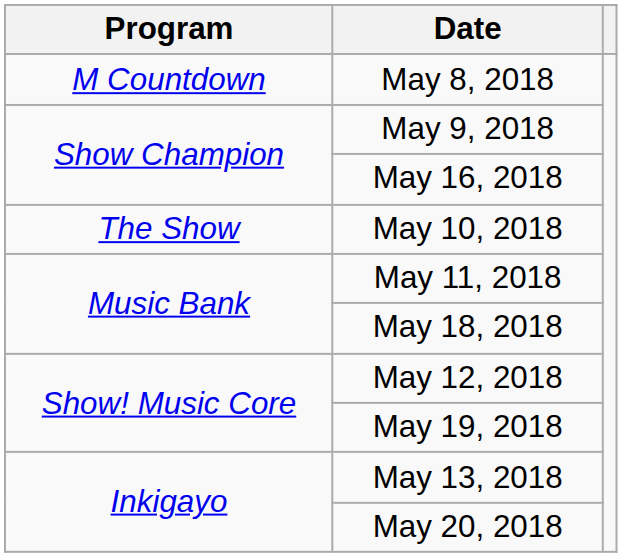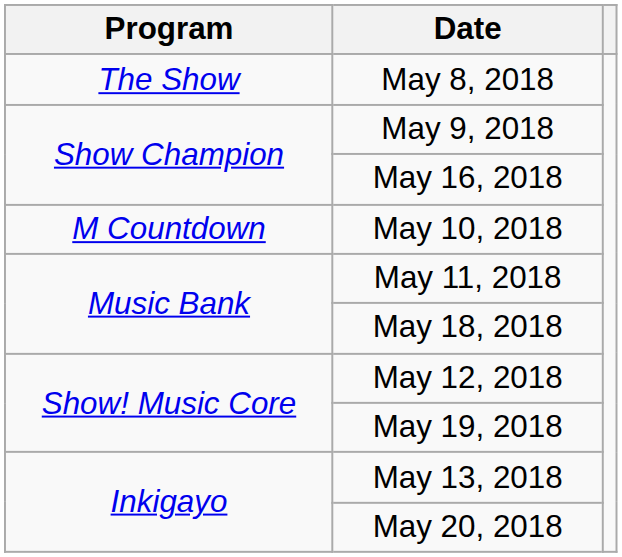(169, 79) M Countdown -> (169, 79) The Show
(169, 228) The Show -> (169, 228) M Countdown
